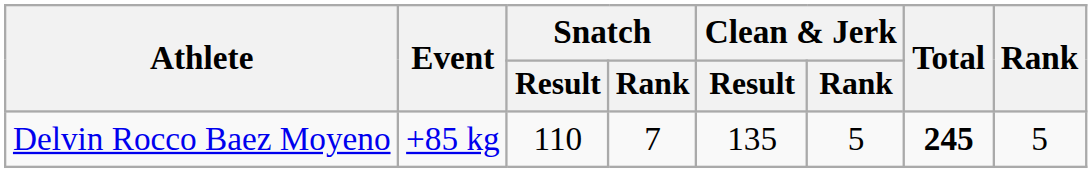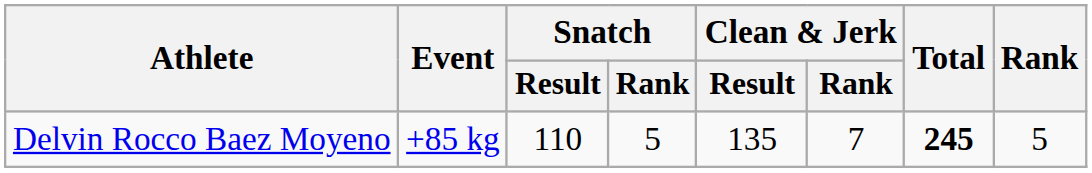(653, 139) 7 -> (653, 139) 5
(856, 139) 5 -> (856, 139) 7
